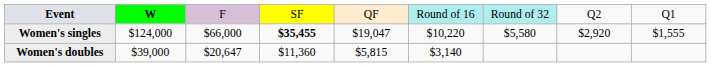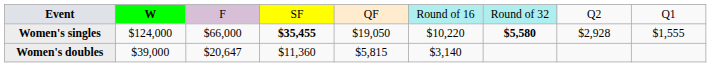(371, 33) $19,047 -> (371, 33) $19,050
(520, 33) normal -> (520, 33) bold
(594, 33) $2,920 -> (594, 33) $2,928
